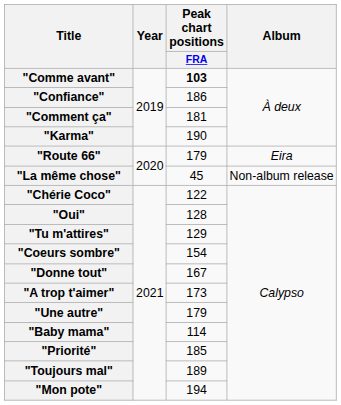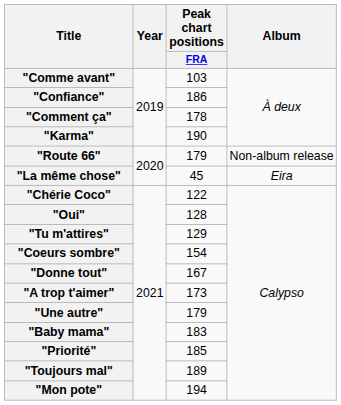(197, 78) bold -> (197, 78) normal
(197, 117) 181 -> (197, 117) 178
(282, 156) Eira -> (282, 156) Non-album release
(282, 175) Non-album release -> (282, 175) Eira
(197, 332) 114 -> (197, 332) 183
